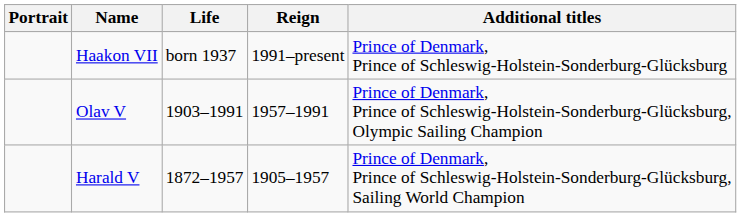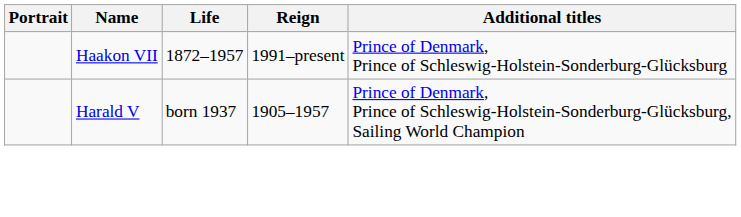(201, 55) born 1937 -> (205, 55) 1872–1957
- row: (101, 111)
(205, 178) 1872–1957 -> (201, 111) born 1937
